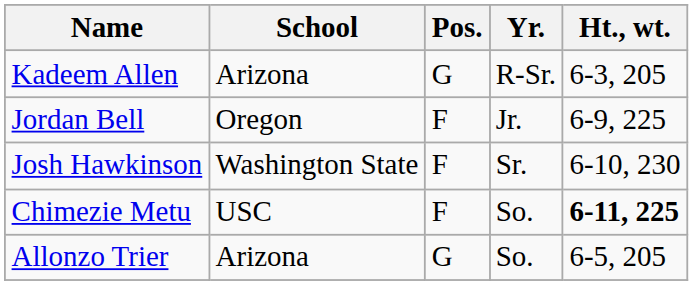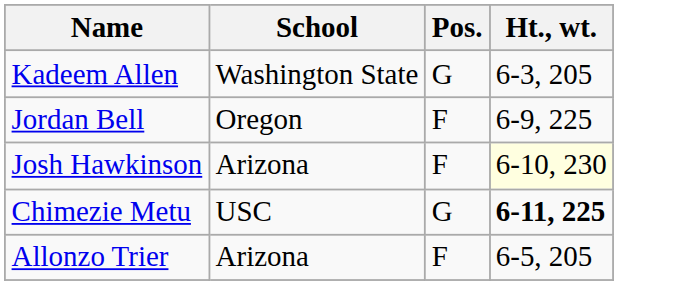- column: (526, 27)
(262, 73) Arizona -> (317, 73) Washington State
(317, 165) Washington State -> (262, 165) Arizona
(625, 165) no background -> (551, 165) lightyellow background
(440, 211) F -> (442, 211) G
(442, 257) G -> (440, 257) F
